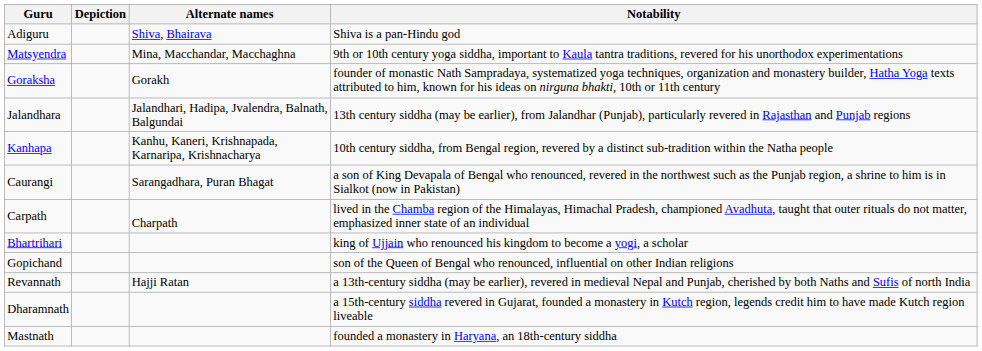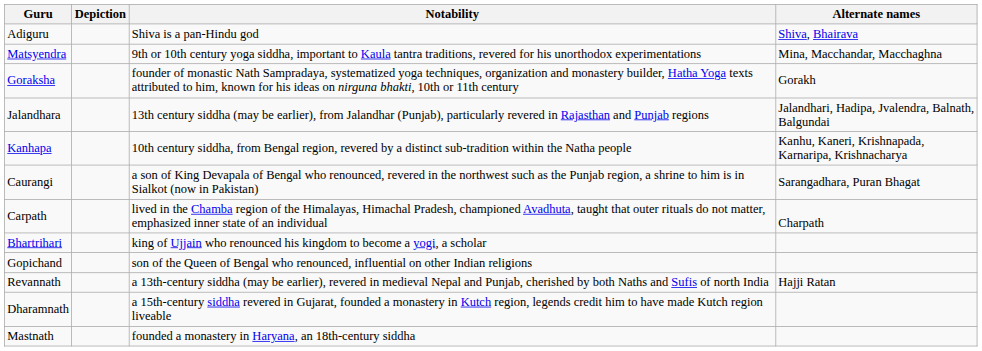columns swapped: (230, 14) <-> (654, 14)
